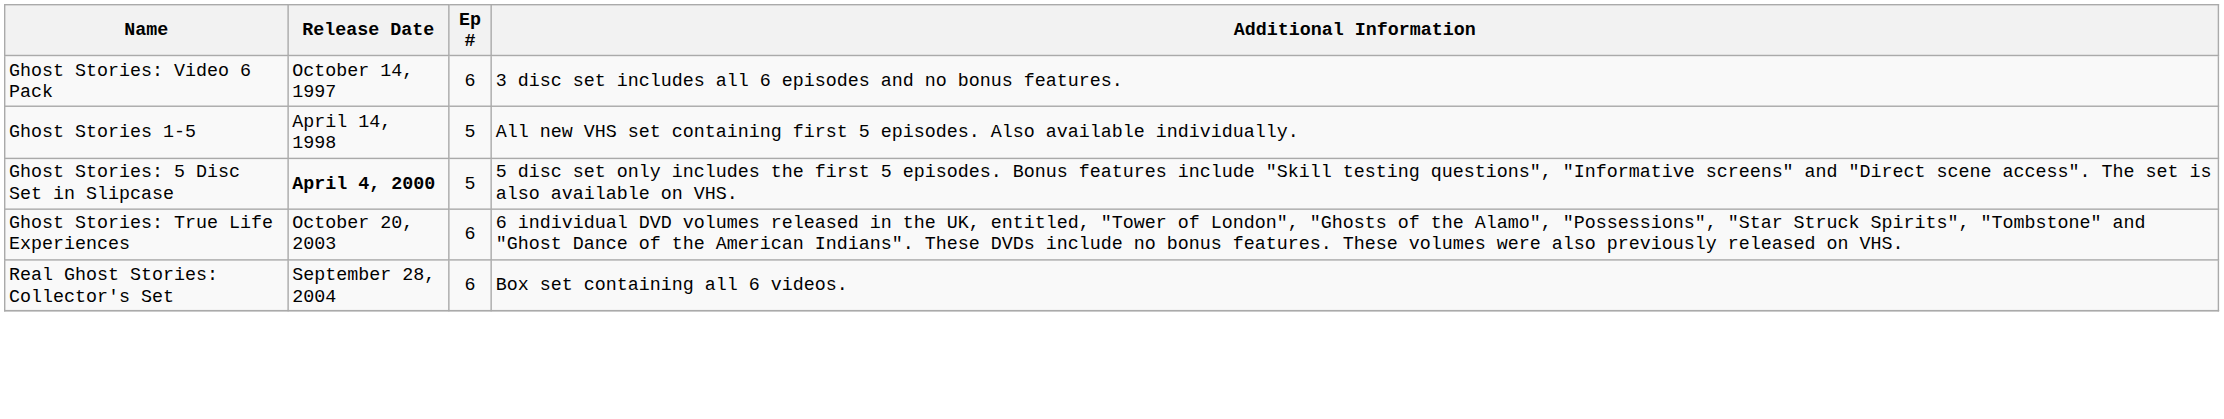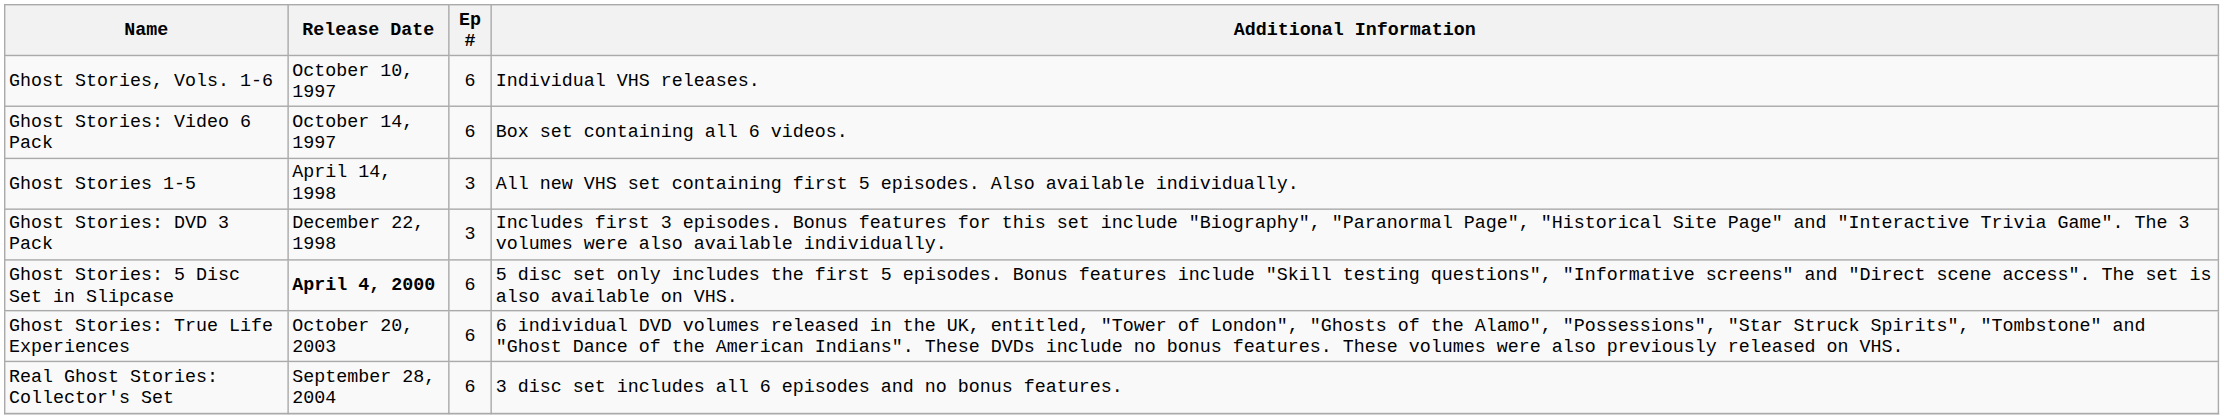+ row: (141, 81)
(809, 81) 3 disc set includes all 6 episodes and no bonus features. -> (672, 132) Box set containing all 6 videos.
(470, 132) 5 -> (470, 183) 3
+ row: (119, 234)
(470, 183) 5 -> (470, 285) 6
(672, 285) Box set containing all 6 videos. -> (809, 387) 3 disc set includes all 6 episodes and no bonus features.
